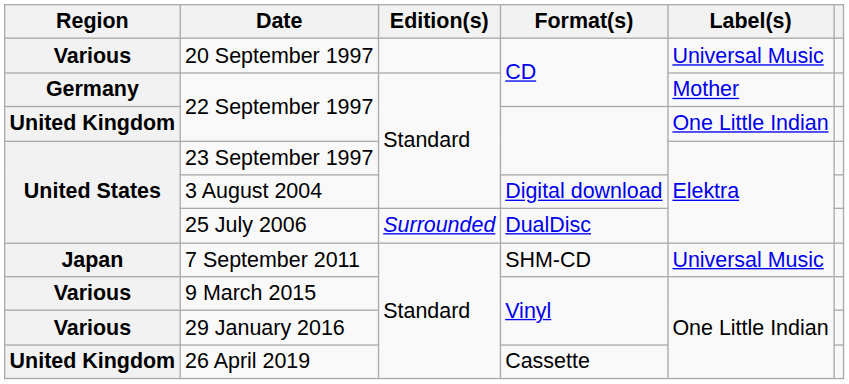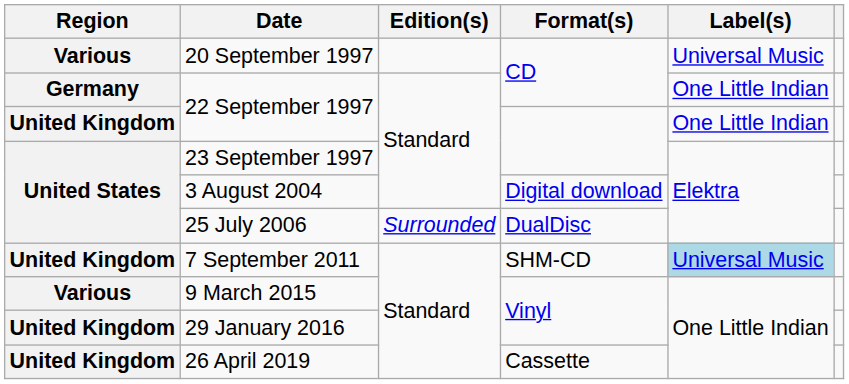(706, 89) Mother -> (750, 89) One Little Indian
(92, 259) Japan -> (92, 259) United Kingdom
(748, 259) no background -> (748, 259) lightblue background
(92, 327) Various -> (92, 327) United Kingdom
